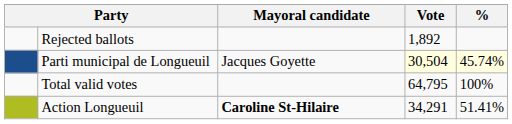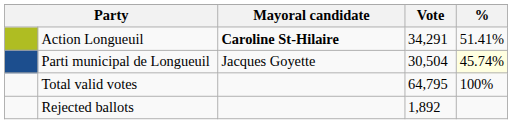rows swapped: (92, 107) <-> (88, 38)
(428, 61) lightyellow background -> (428, 61) no background
